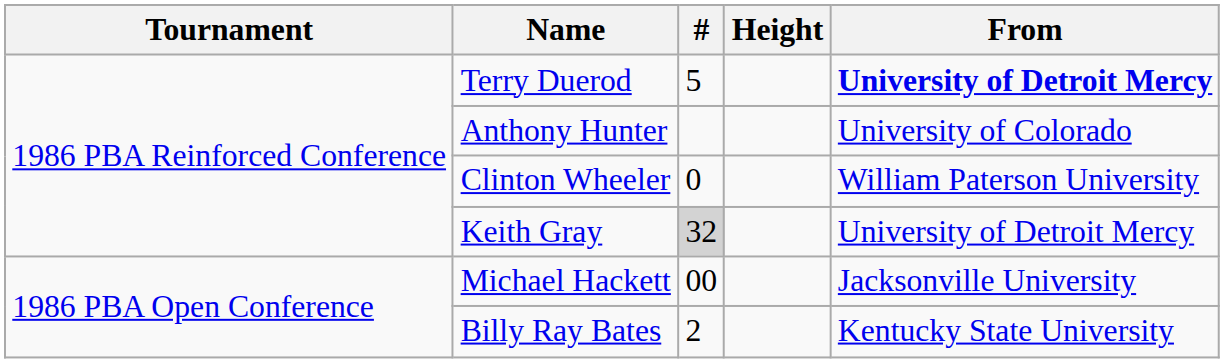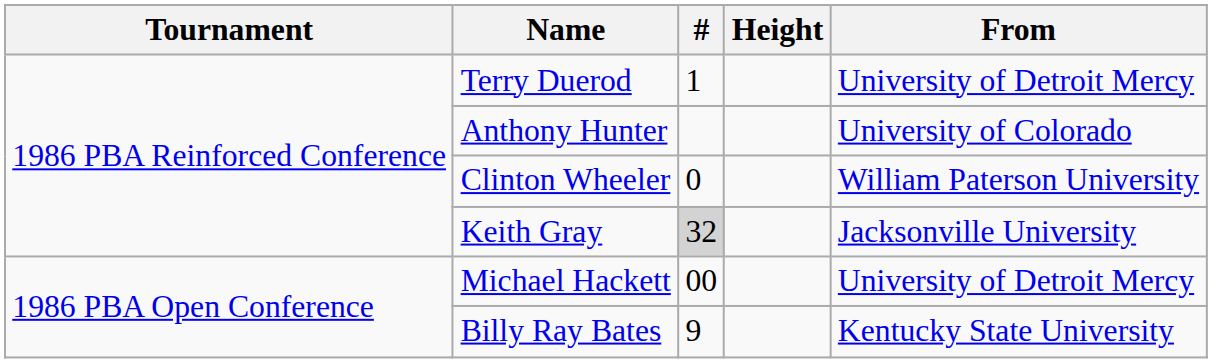(693, 79) 5 -> (693, 79) 1
(1025, 79) bold -> (1016, 79) normal
(1016, 230) University of Detroit Mercy -> (987, 230) Jacksonville University
(987, 280) Jacksonville University -> (1016, 280) University of Detroit Mercy
(693, 331) 2 -> (693, 331) 9
